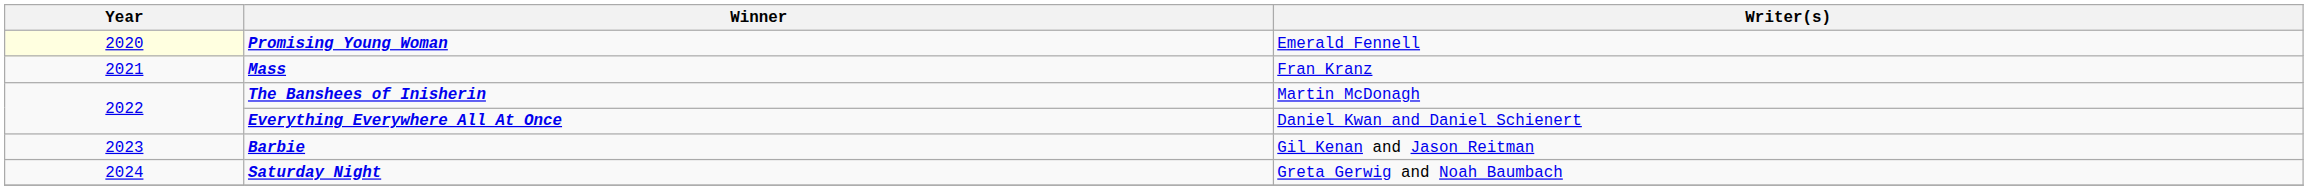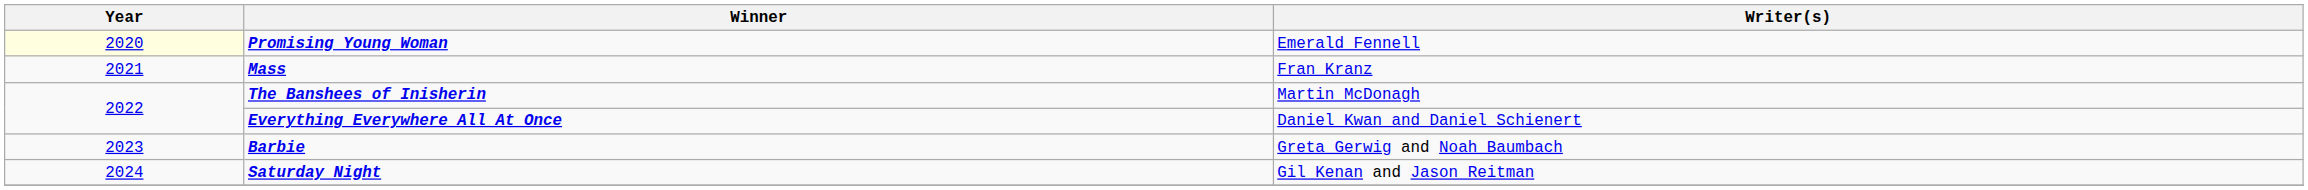(1406, 147) Gil Kenan and Jason Reitman -> (1420, 147) Greta Gerwig and Noah Baumbach
(1420, 173) Greta Gerwig and Noah Baumbach -> (1406, 173) Gil Kenan and Jason Reitman
